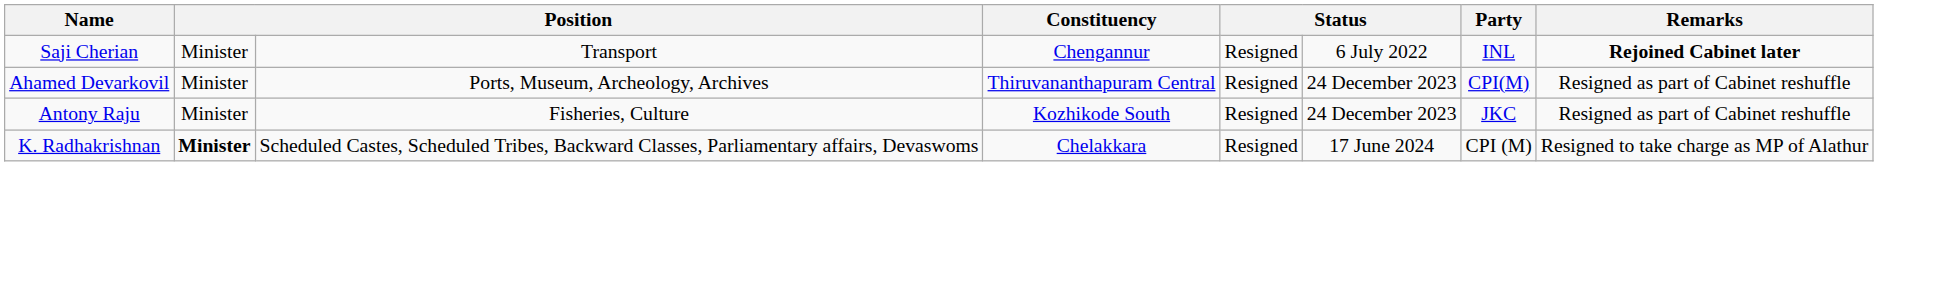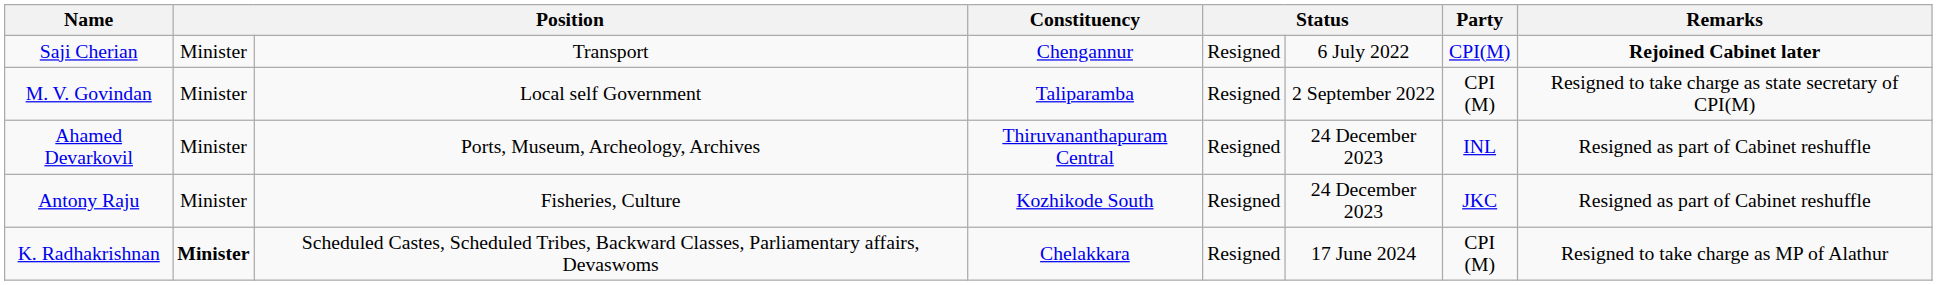(1499, 51) INL -> (1480, 51) CPI(M)
+ row: (89, 93)
(1499, 82) CPI(M) -> (1480, 146) INL
